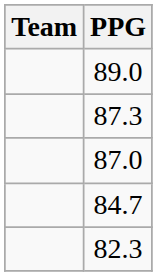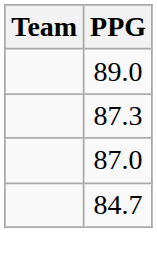- row: (118, 248)
